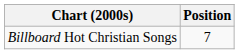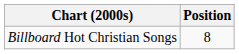(207, 37) 7 -> (207, 37) 8
